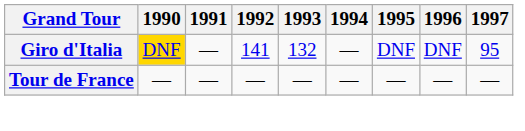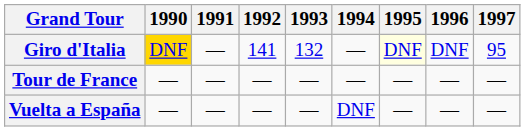(396, 49) no background -> (403, 49) lightyellow background
+ row: (75, 110)
